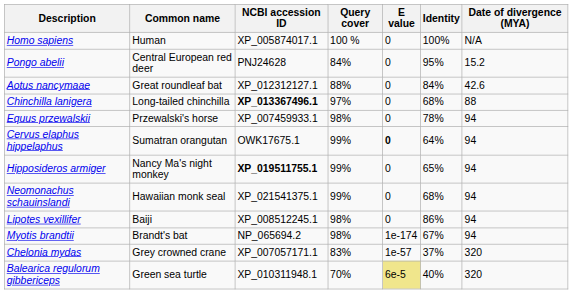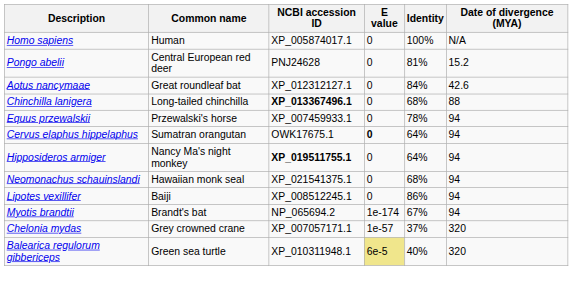- column: (355, 18)
(433, 63) 95% -> (417, 63) 81%
(433, 169) 65% -> (417, 157) 64%
